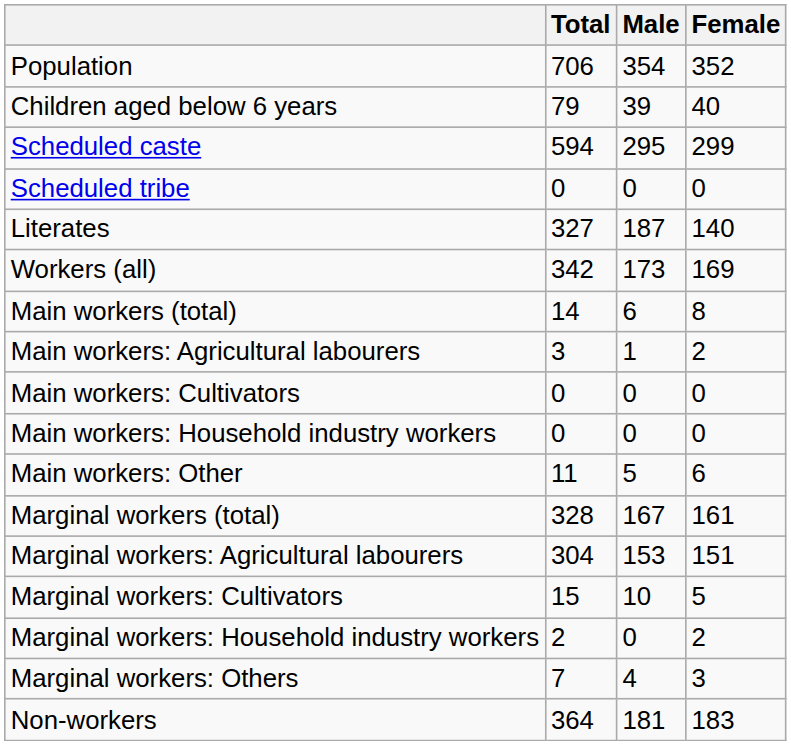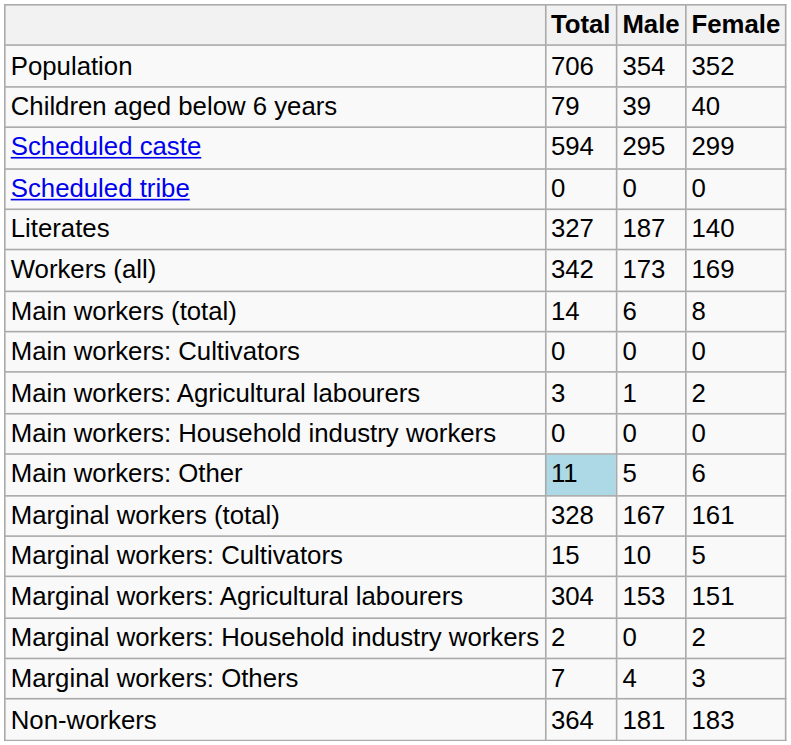rows swapped: (155, 392) <-> (215, 351)
(564, 474) no background -> (564, 474) lightblue background
rows swapped: (177, 596) <-> (237, 556)
